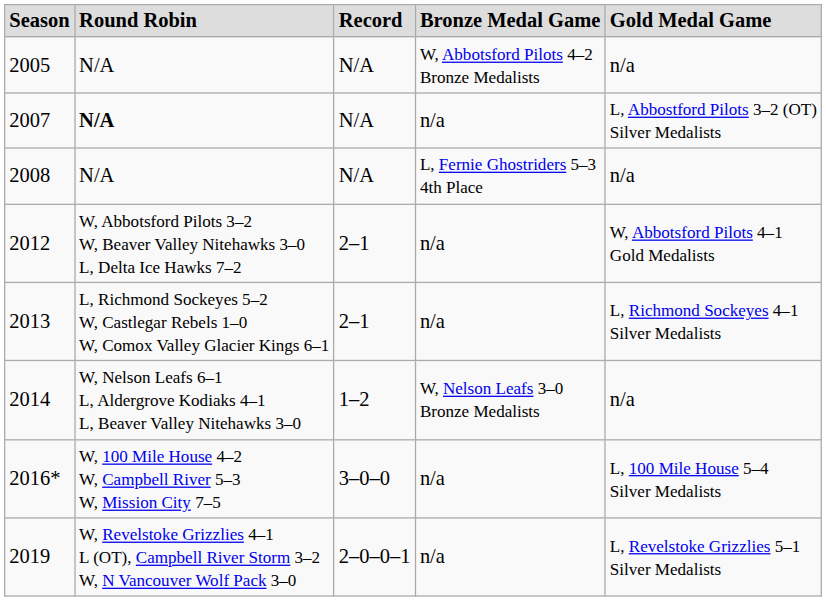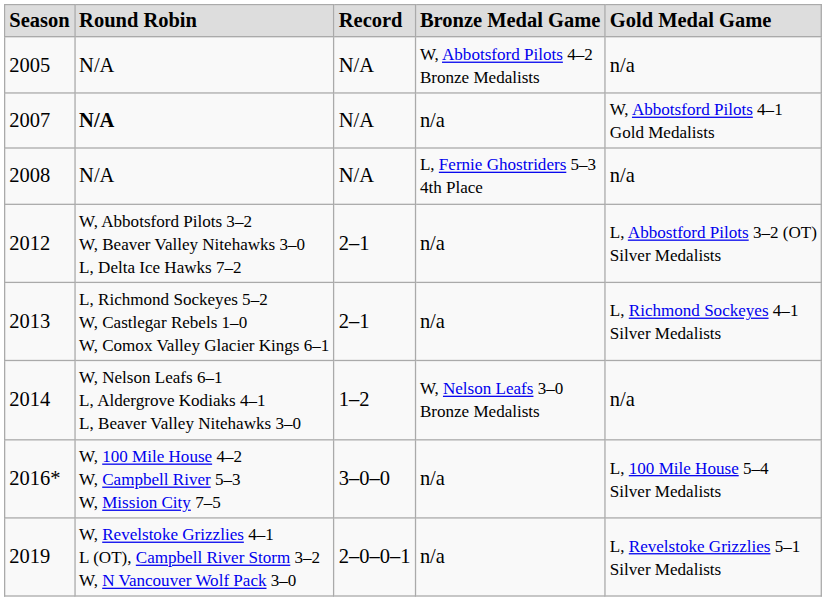(713, 121) L, Abbostford Pilots 3–2 (OT) Silver Medalists -> (696, 121) W, Abbotsford Pilots 4–1 Gold Medalists
(696, 244) W, Abbotsford Pilots 4–1 Gold Medalists -> (713, 244) L, Abbostford Pilots 3–2 (OT) Silver Medalists
